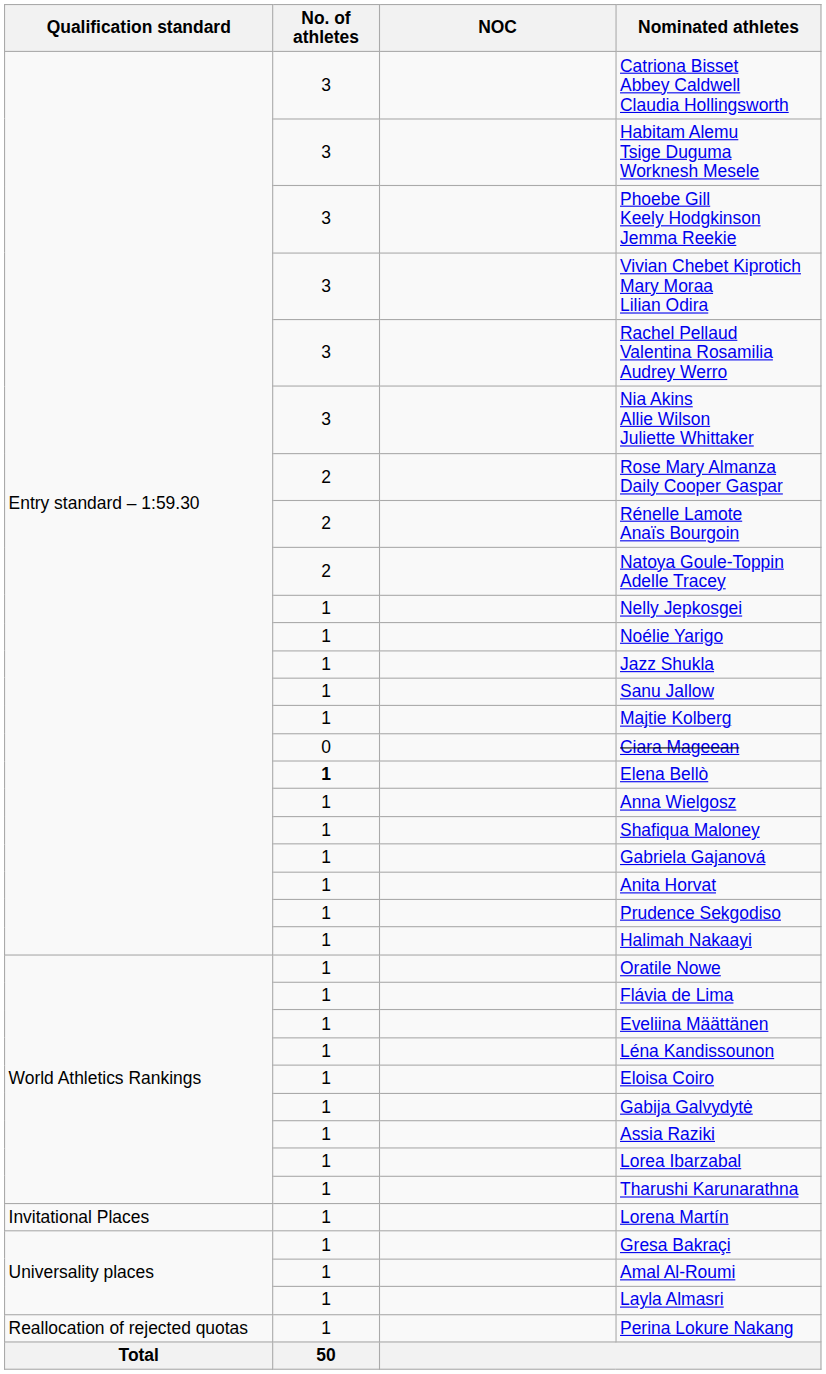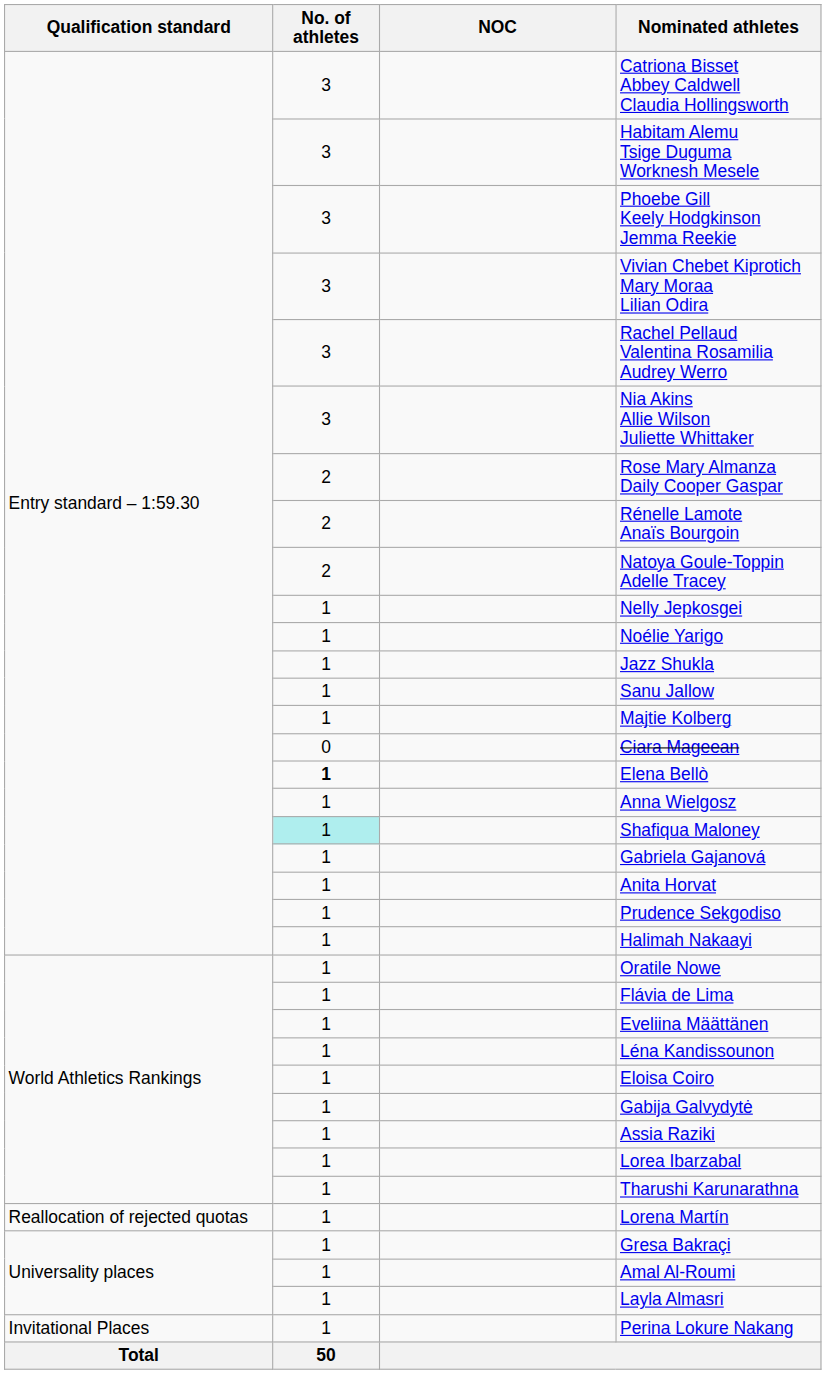(326, 830) no background -> (326, 830) paleturquoise background
(79, 1217) Invitational Places -> (128, 1217) Reallocation of rejected quotas
(128, 1327) Reallocation of rejected quotas -> (79, 1327) Invitational Places
